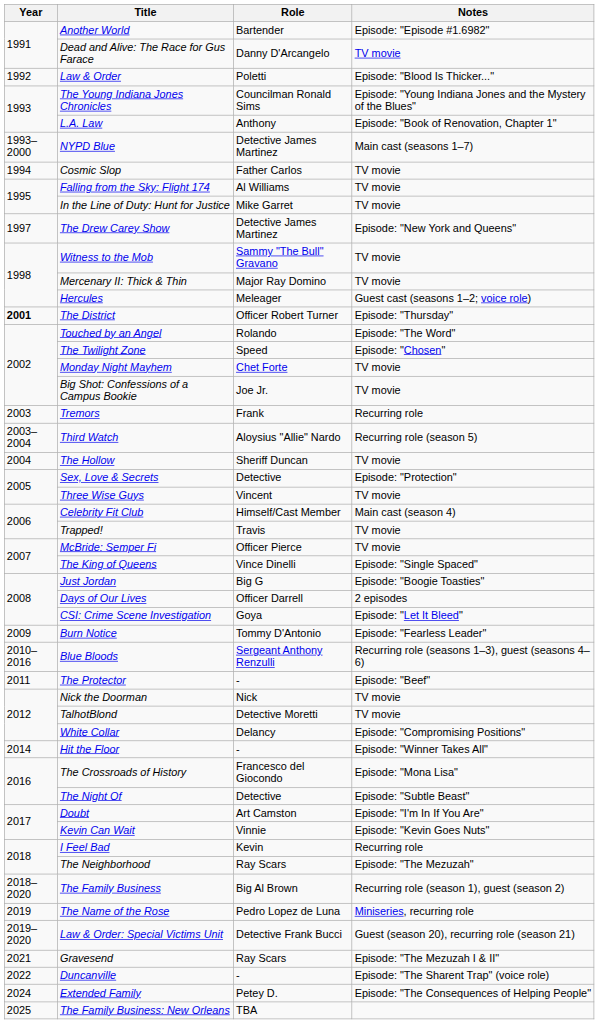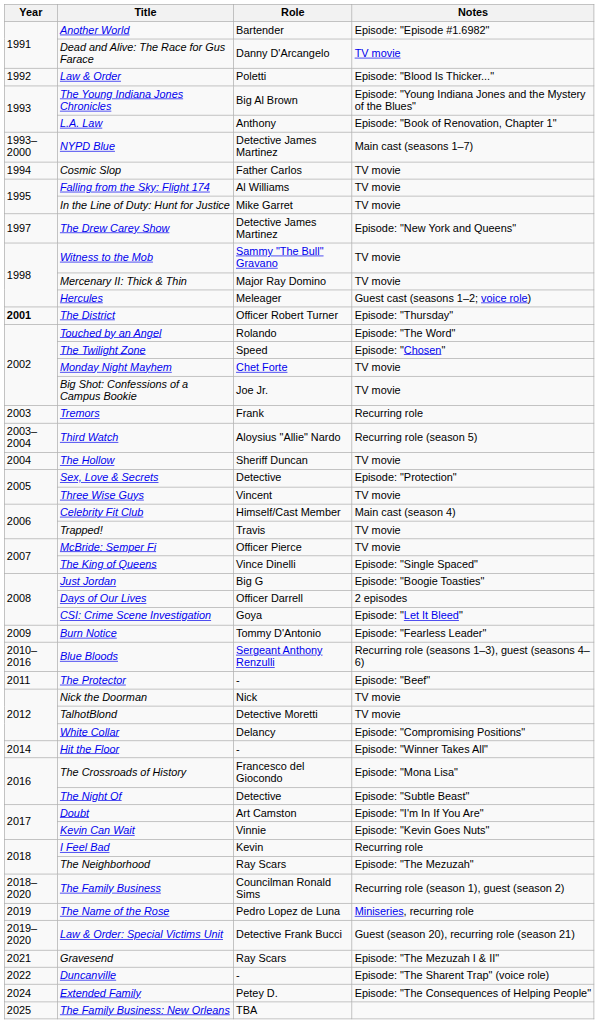(284, 100) Councilman Ronald Sims -> (267, 100) Big Al Brown
(267, 888) Big Al Brown -> (284, 888) Councilman Ronald Sims
